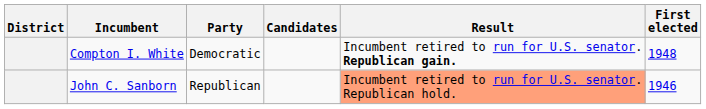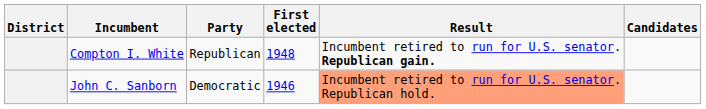columns swapped: (673, 21) <-> (302, 28)
(225, 54) Democratic -> (225, 54) Republican
(225, 87) Republican -> (225, 87) Democratic
